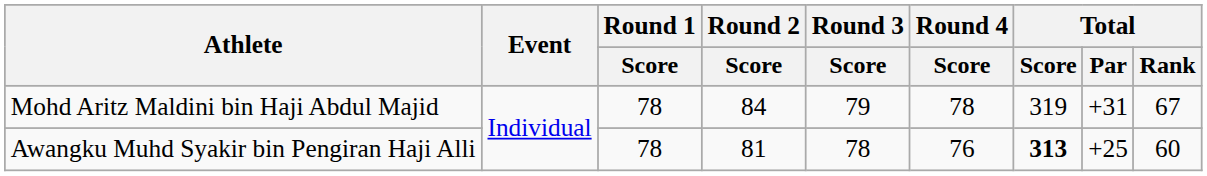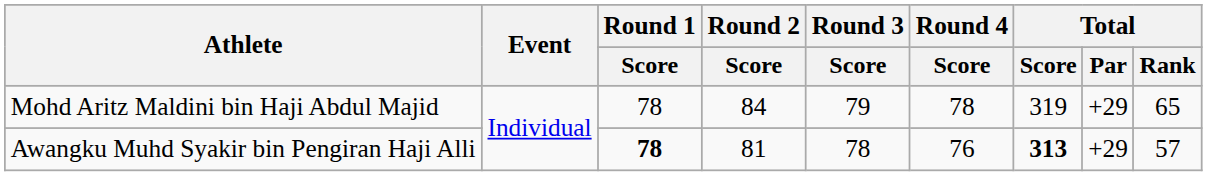(1108, 107) +31 -> (1108, 107) +29
(1168, 107) 67 -> (1168, 107) 65
(650, 148) normal -> (650, 148) bold
(1108, 148) +25 -> (1108, 148) +29
(1168, 148) 60 -> (1168, 148) 57
